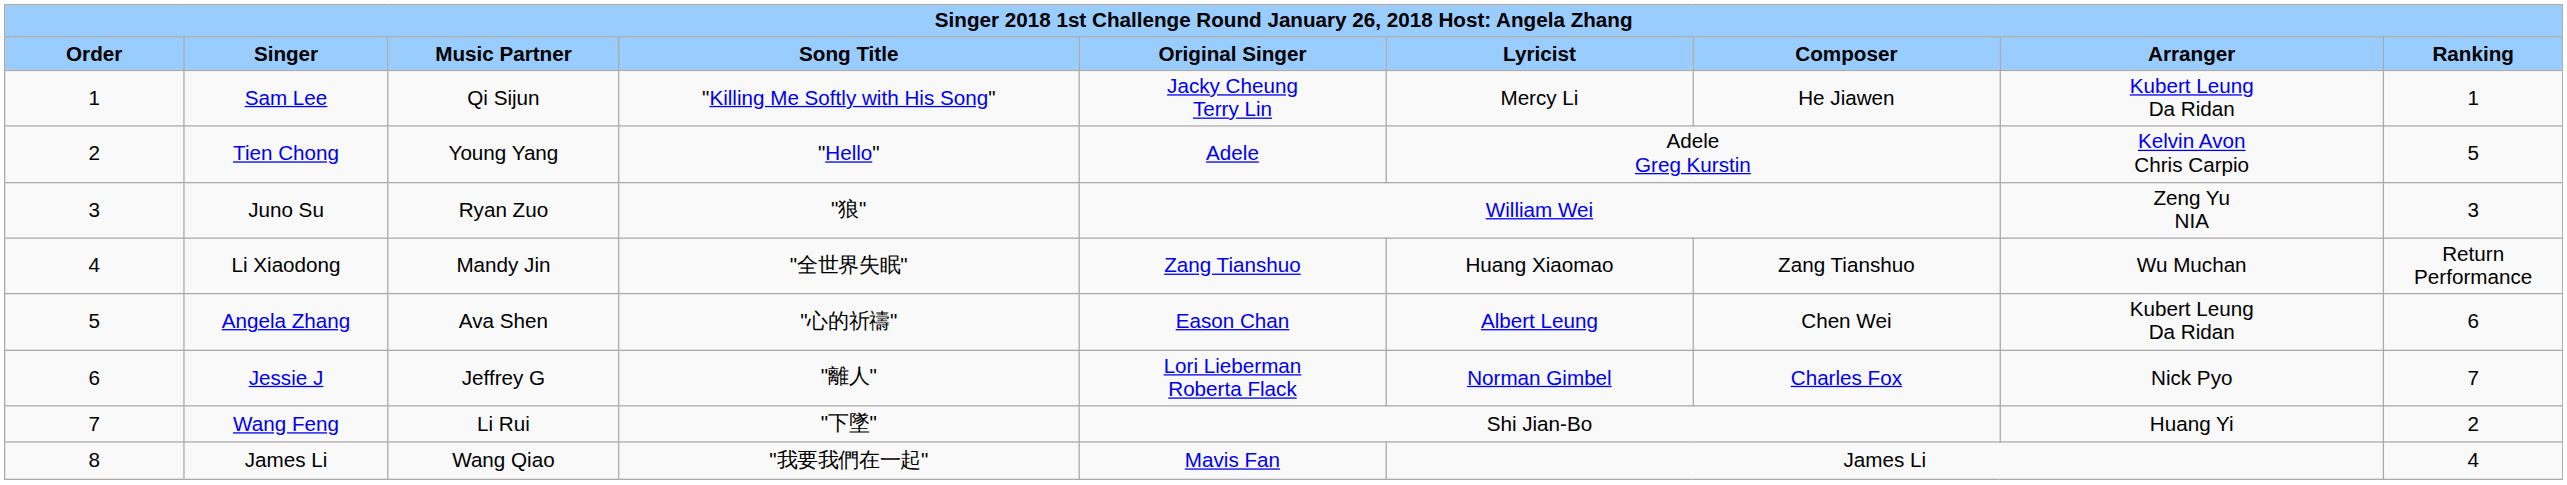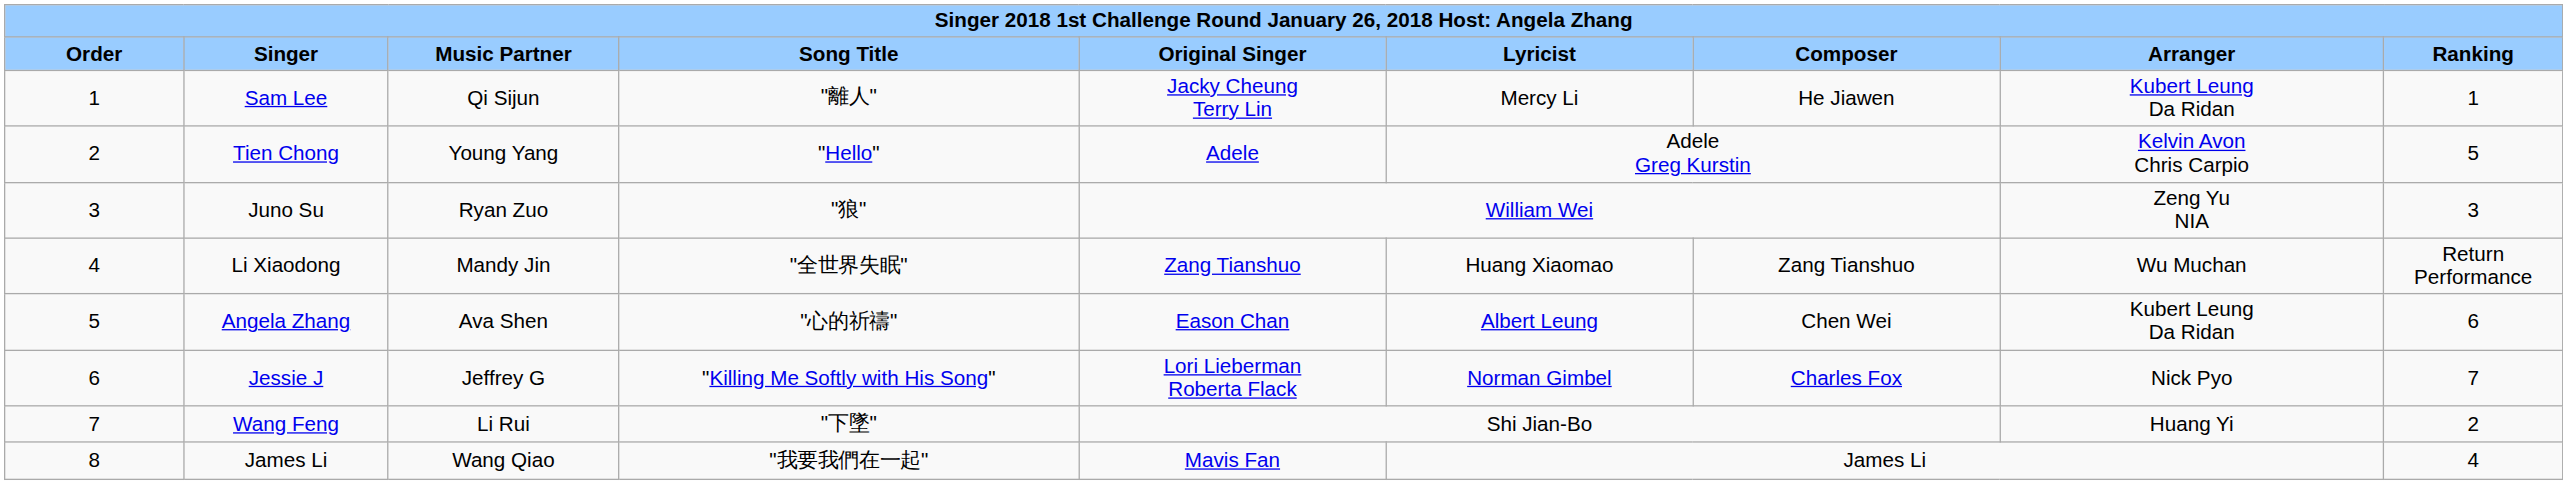(849, 97) "Killing Me Softly with His Song" -> (849, 97) "離人"
(849, 377) "離人" -> (849, 377) "Killing Me Softly with His Song"
